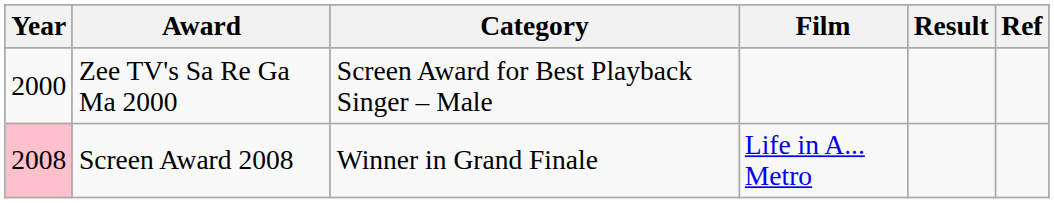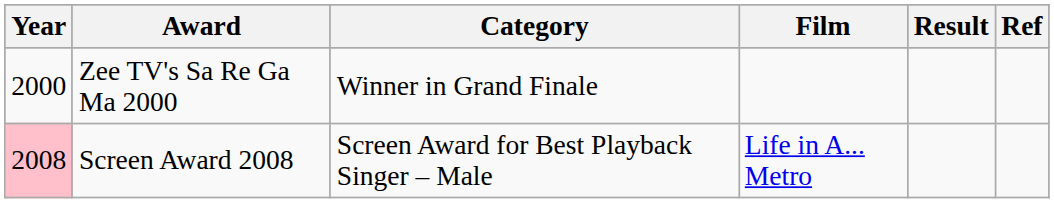(514, 85) Screen Award for Best Playback Singer – Male -> (467, 85) Winner in Grand Finale
(467, 160) Winner in Grand Finale -> (514, 160) Screen Award for Best Playback Singer – Male
